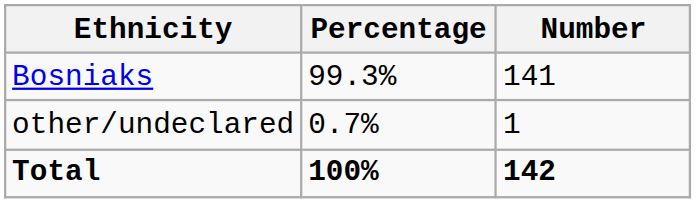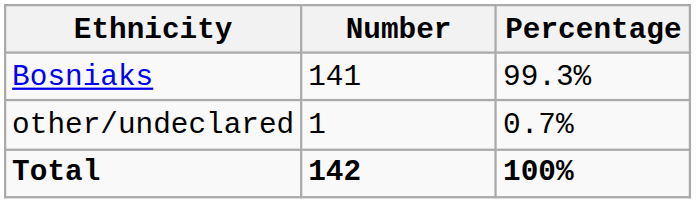columns swapped: (593, 29) <-> (399, 29)
